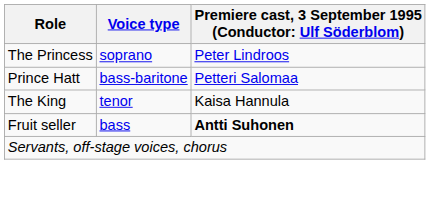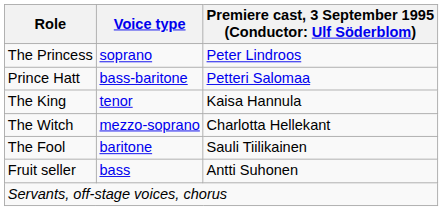+ row: (41, 124)
+ row: (37, 147)
(244, 124) bold -> (252, 170) normal
